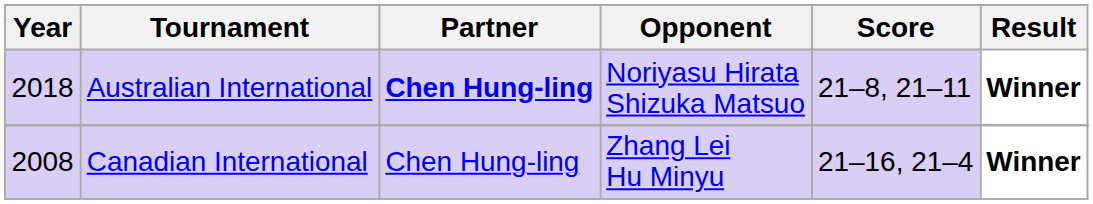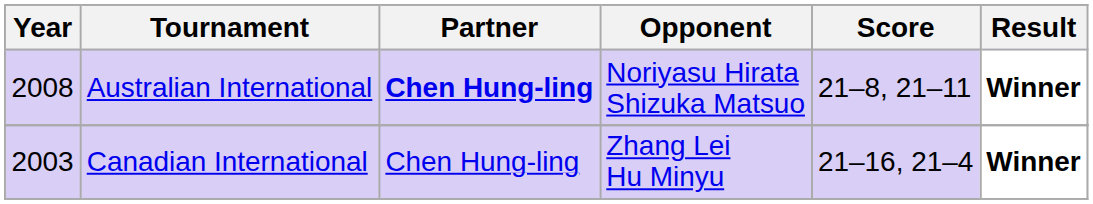(43, 87) 2018 -> (43, 87) 2008
(43, 162) 2008 -> (43, 162) 2003
